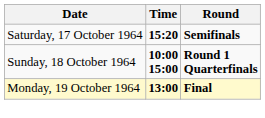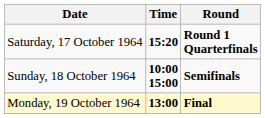(212, 34) Semifinals -> (221, 41) Round 1 Quarterfinals
(221, 61) Round 1 Quarterfinals -> (212, 75) Semifinals
